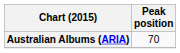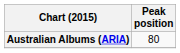(154, 39) 70 -> (154, 39) 80
